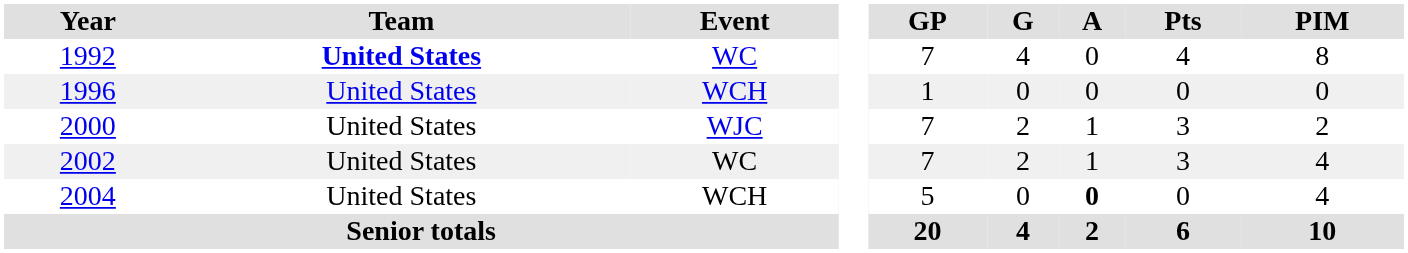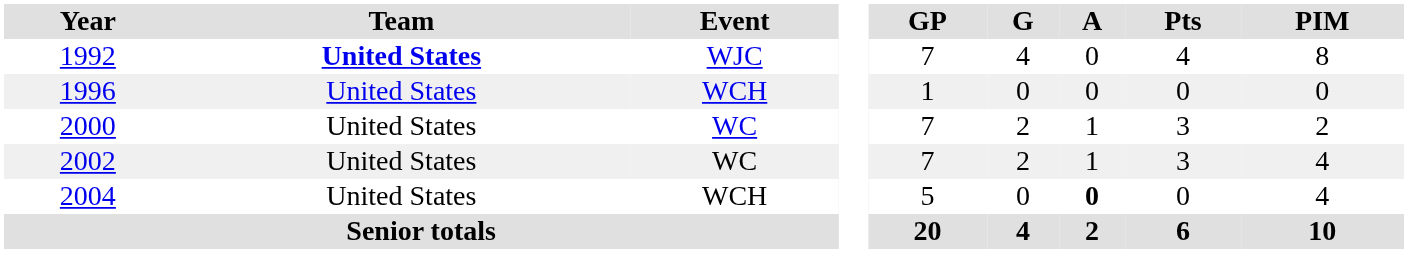(735, 56) WC -> (735, 56) WJC
(735, 126) WJC -> (735, 126) WC
